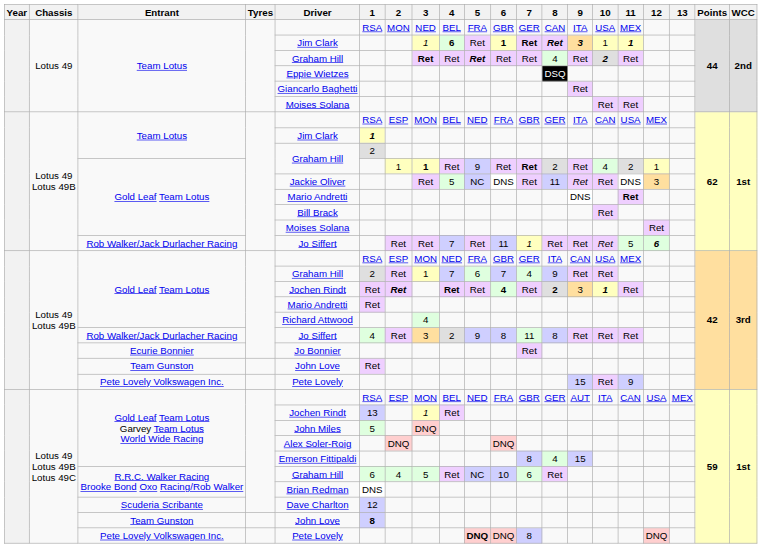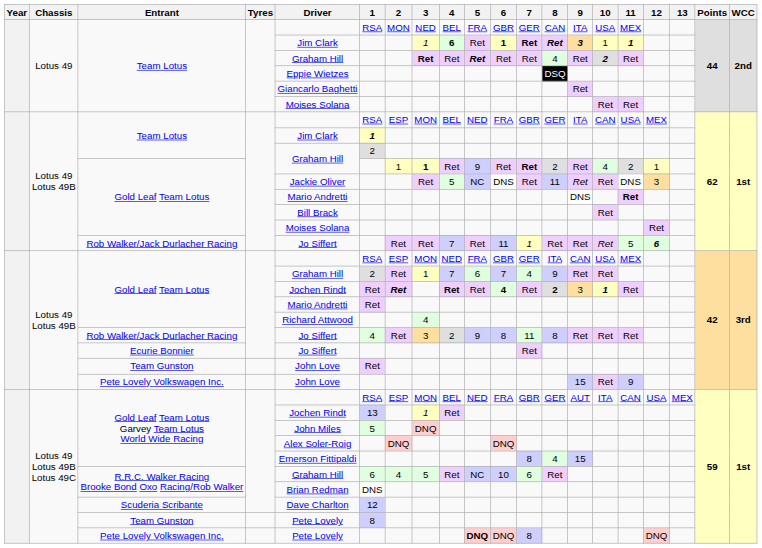(318, 351) Jo Bonnier -> (318, 351) Jo Siffert
(318, 382) Pete Lovely -> (318, 382) John Love
(318, 520) John Love -> (318, 520) Pete Lovely
(372, 520) bold -> (372, 520) normal
